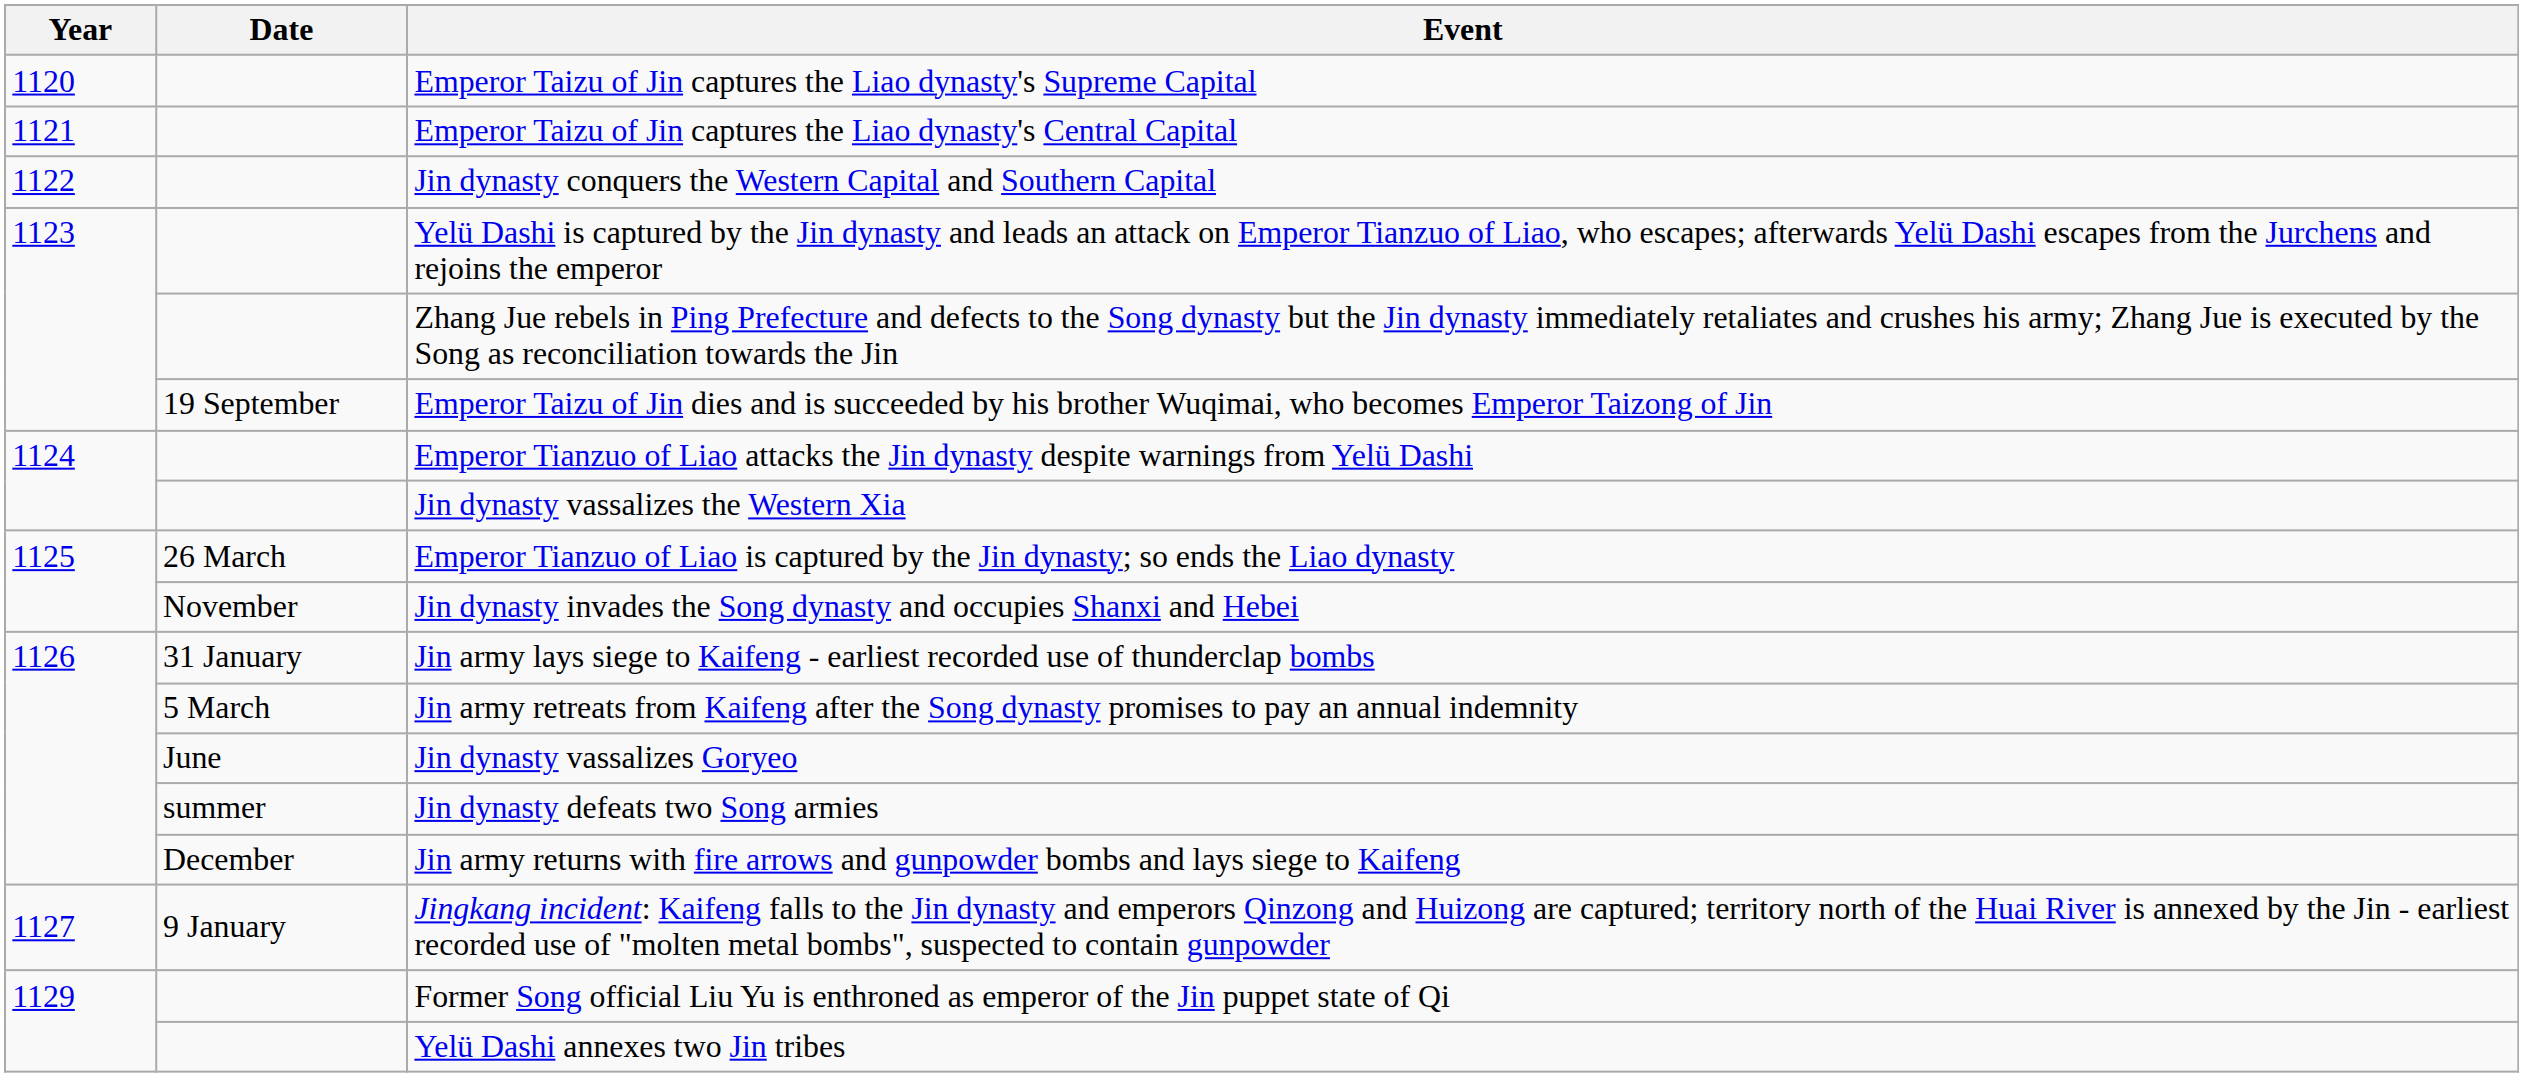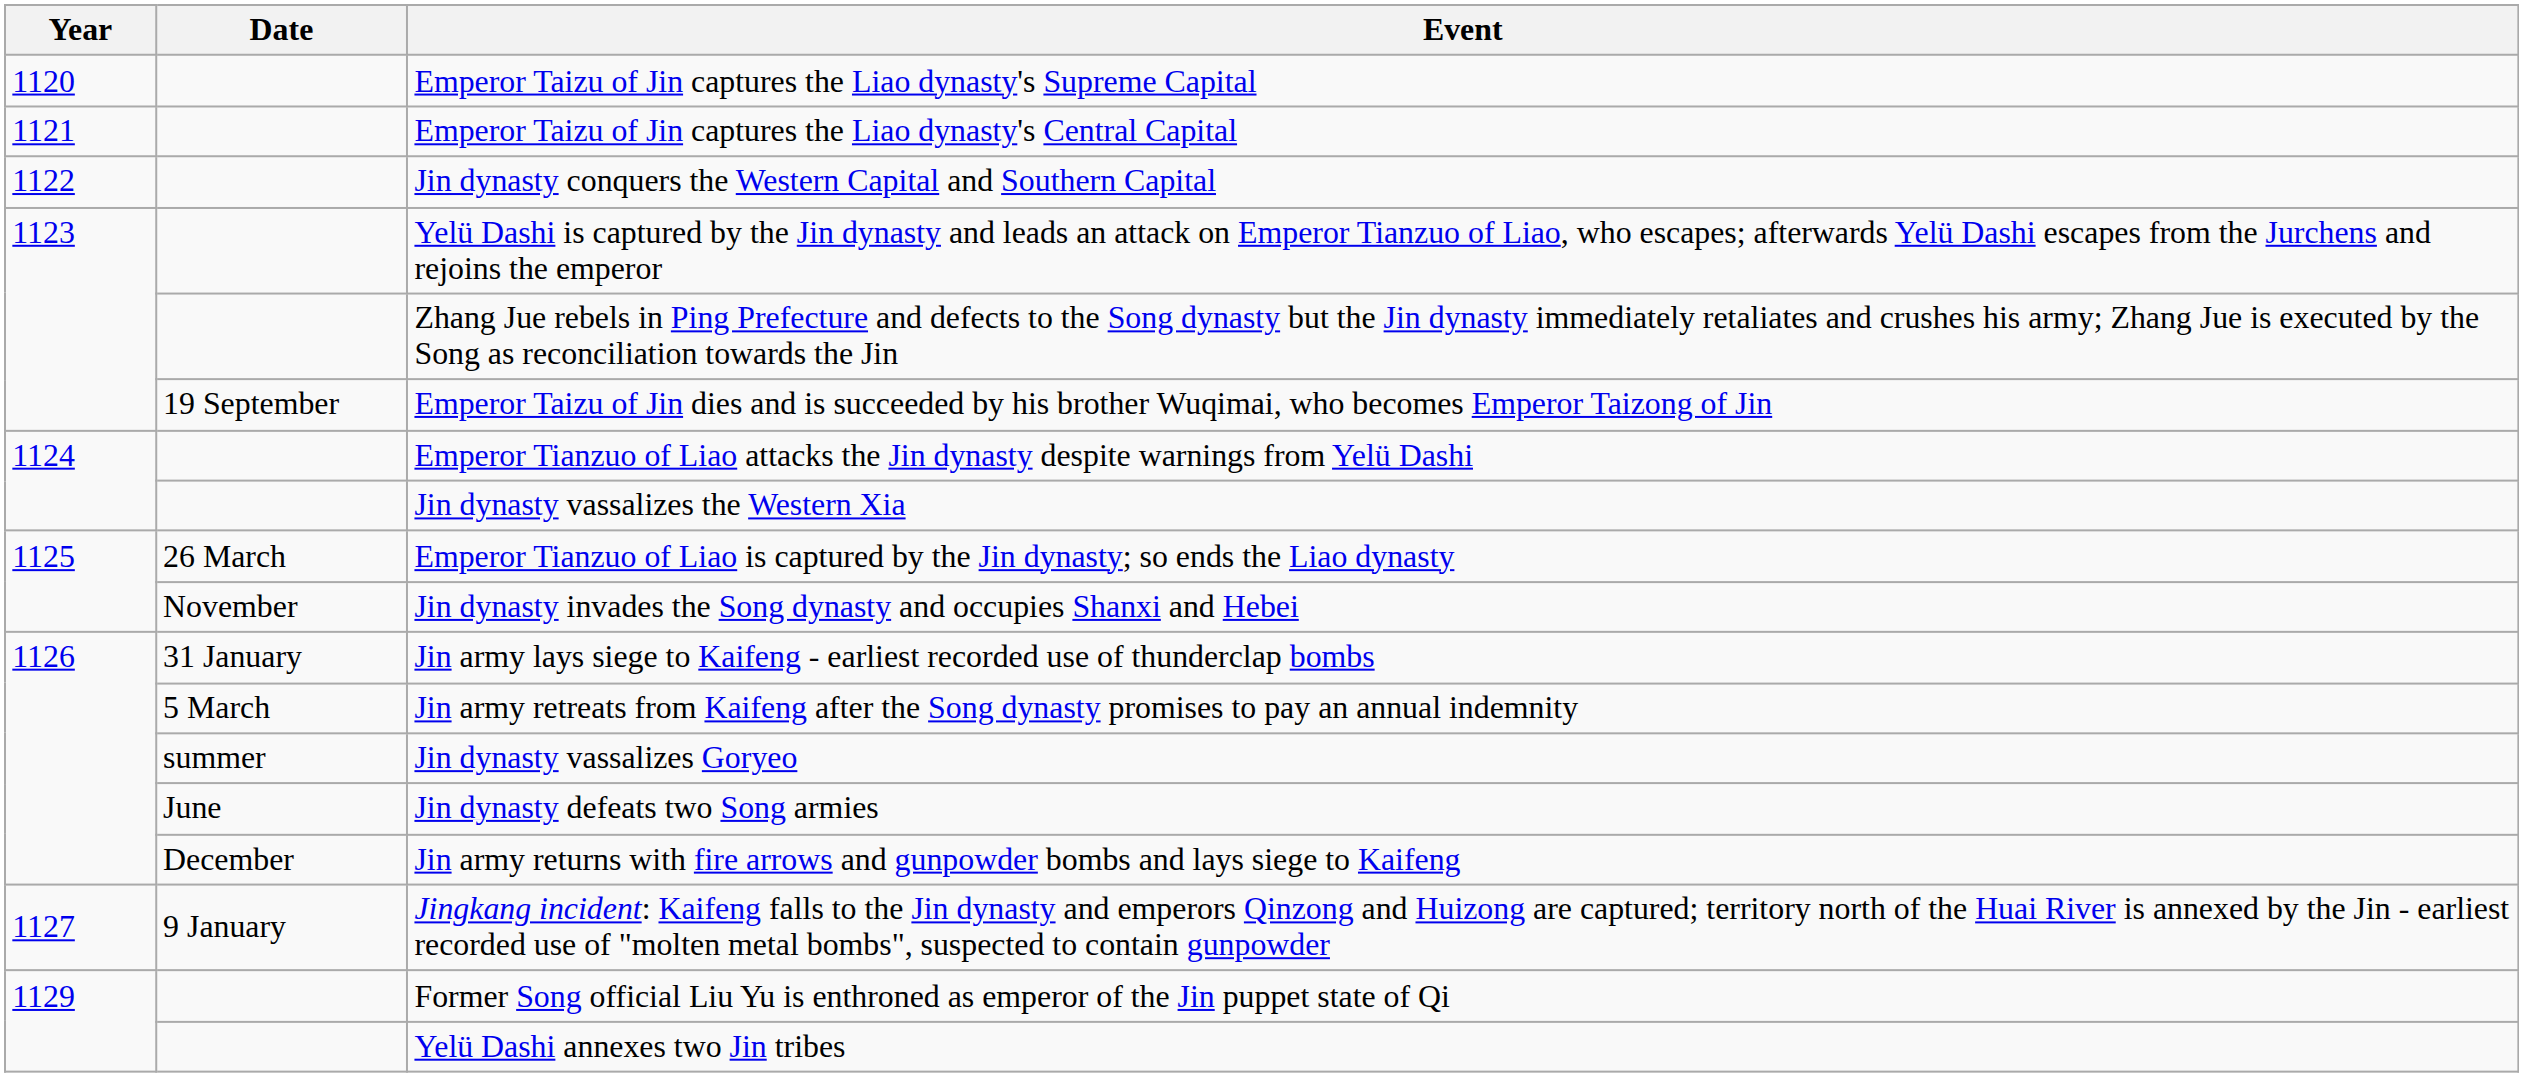(192, 757) June -> (214, 757) summer
(214, 808) summer -> (192, 808) June
